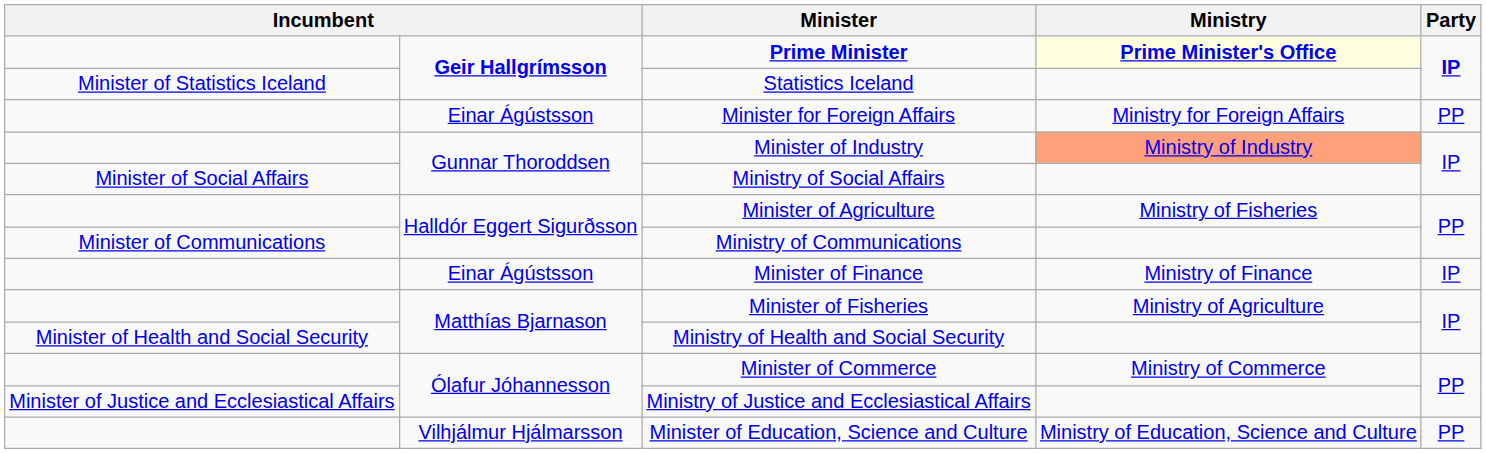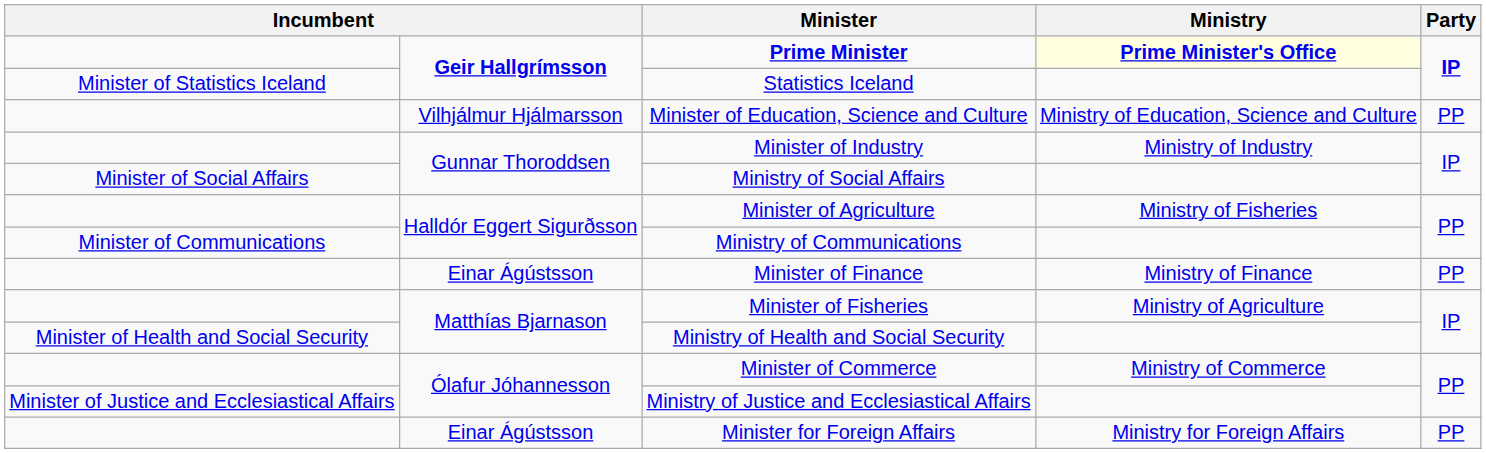rows swapped: (839, 115) <-> (839, 432)
(1228, 147) lightsalmon background -> (1228, 147) no background
(1451, 274) IP -> (1451, 274) PP
